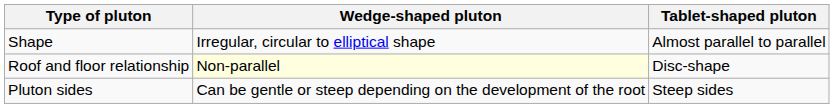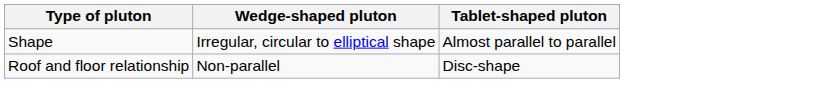(238, 66) lightyellow background -> (238, 66) no background
- row: (50, 90)
